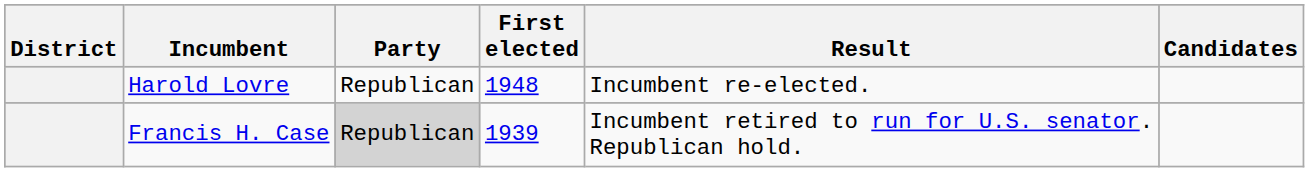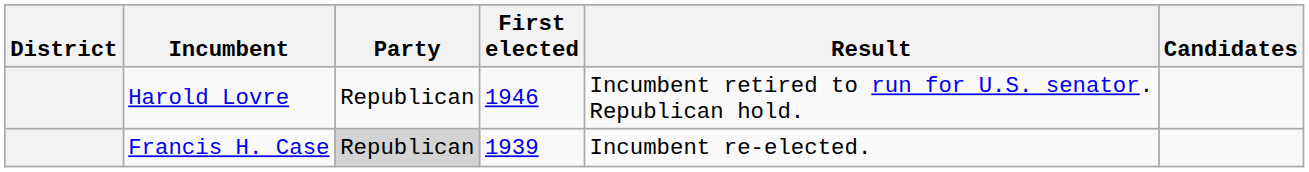(512, 85) 1948 -> (512, 98) 1946
(730, 85) Incumbent re-elected. -> (871, 98) Incumbent retired to run for U.S. senator. Republican hold.
(871, 135) Incumbent retired to run for U.S. senator. Republican hold. -> (730, 148) Incumbent re-elected.
